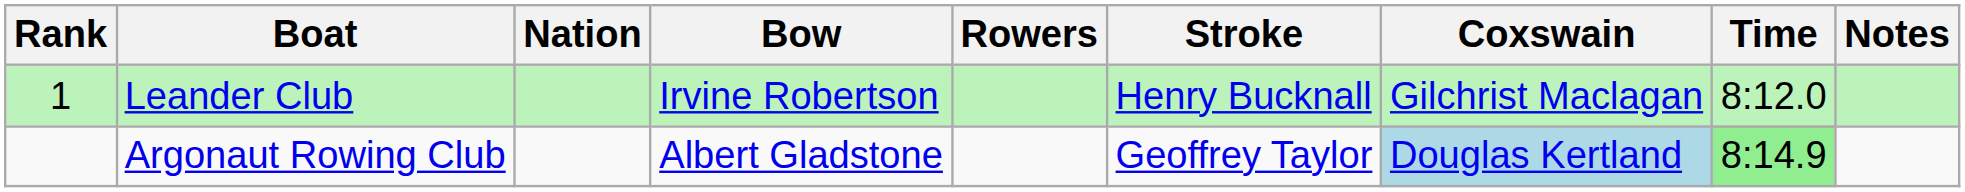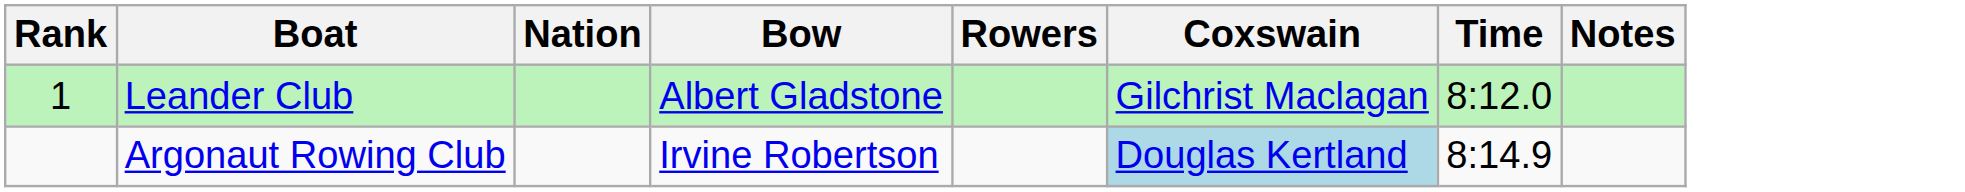- column: (1244, 34)
(799, 95) Irvine Robertson -> (801, 95) Albert Gladstone
(801, 155) Albert Gladstone -> (799, 155) Irvine Robertson
(1774, 155) lightgreen background -> (1499, 155) no background
